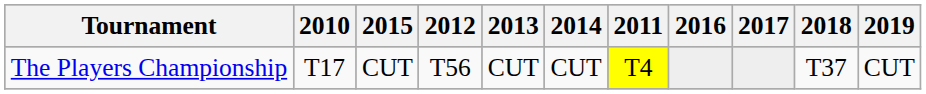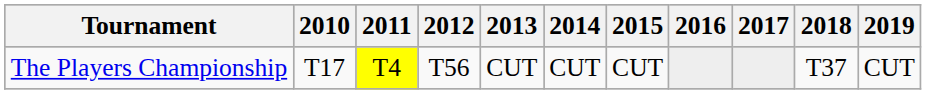columns swapped: (638, 25) <-> (387, 25)
